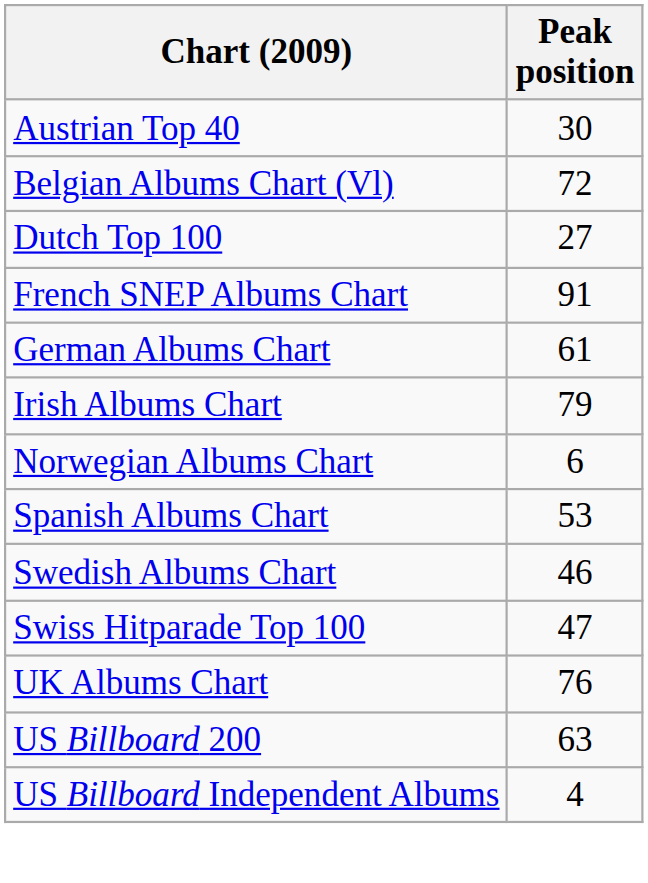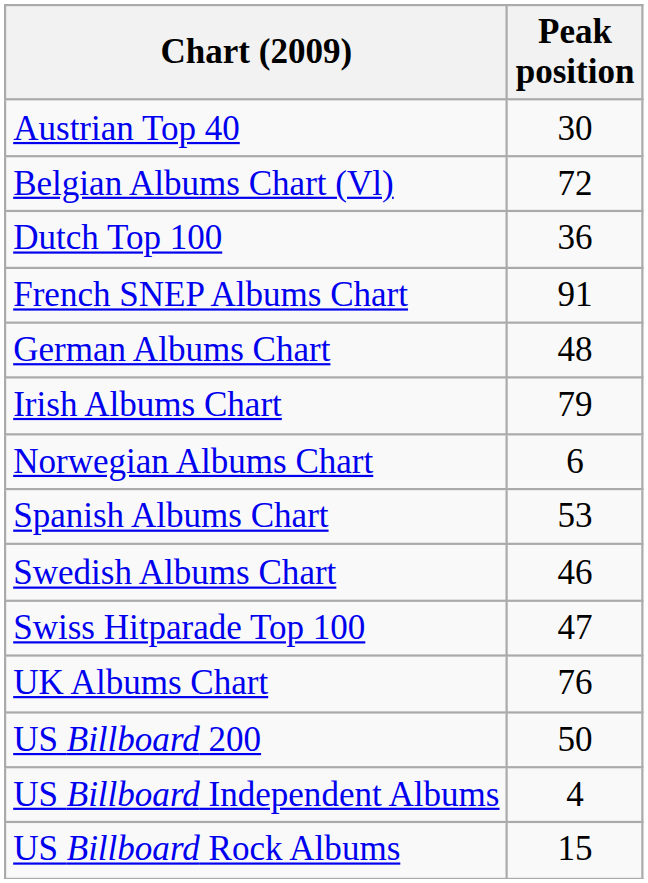(575, 238) 27 -> (575, 238) 36
(575, 349) 61 -> (575, 349) 48
(575, 738) 63 -> (575, 738) 50
+ row: (207, 849)
